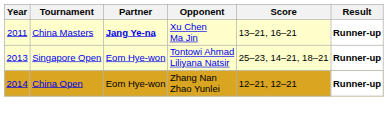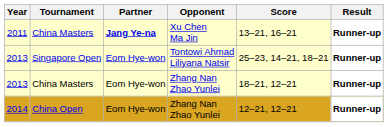+ row: (17, 84)
